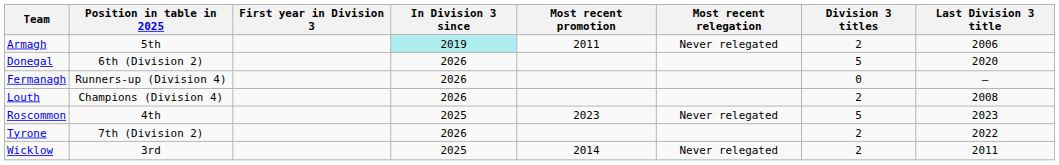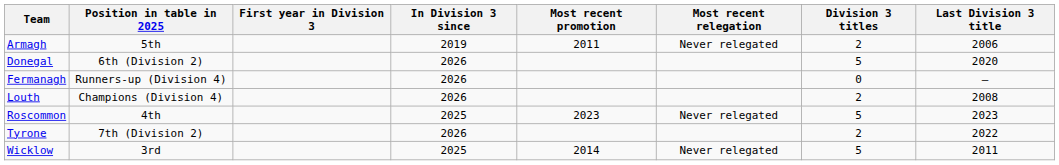(454, 44) paleturquoise background -> (454, 44) no background
(859, 151) 2 -> (859, 151) 5
